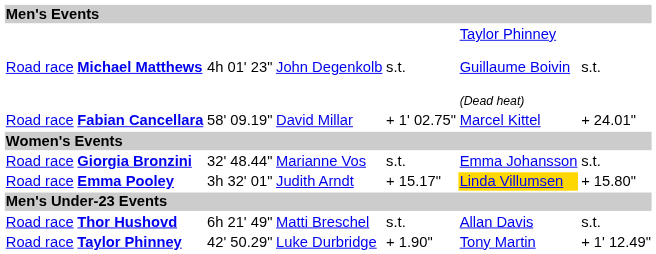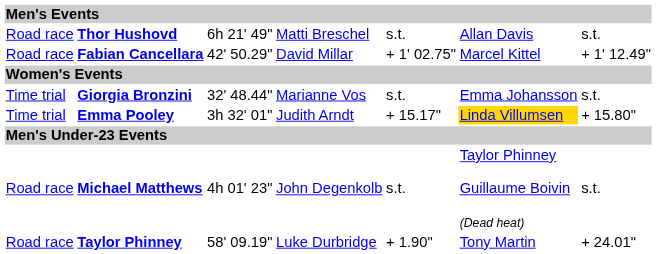rows swapped: (127, 222) <-> (140, 67)
(240, 120) 58' 09.19" -> (240, 54) 42' 50.29"
(609, 120) + 24.01" -> (616, 54) + 1' 12.49"
(40, 161) Road race -> (36, 95) Time trial
(40, 181) Road race -> (36, 115) Time trial
(240, 242) 42' 50.29" -> (240, 242) 58' 09.19"
(616, 242) + 1' 12.49" -> (609, 242) + 24.01"
